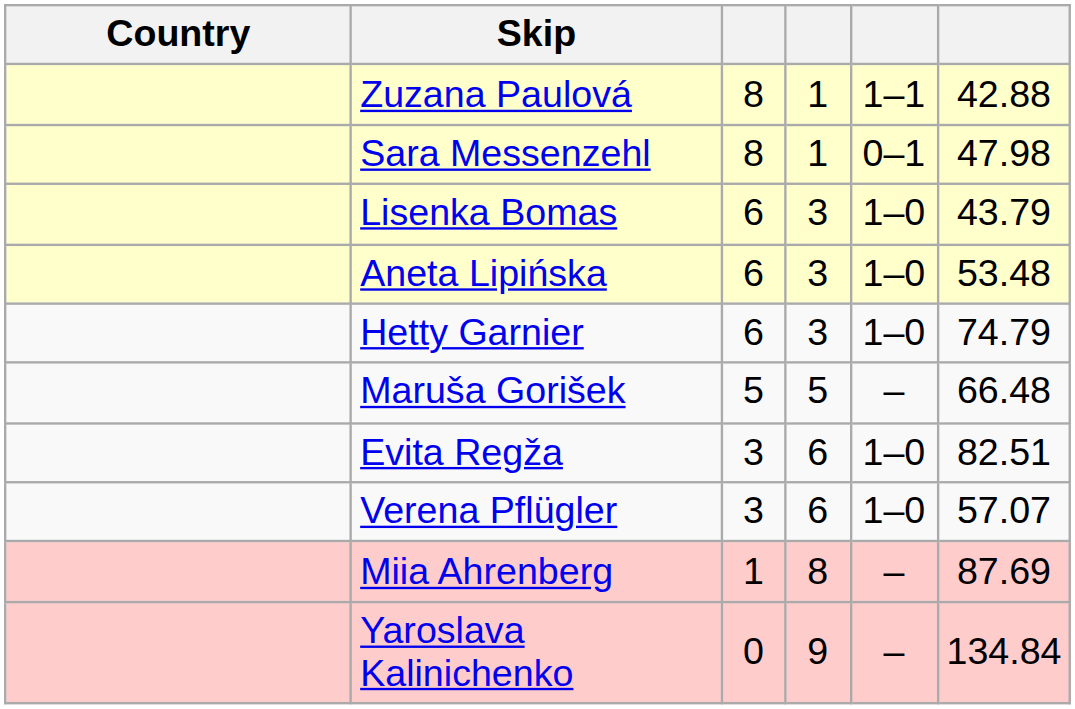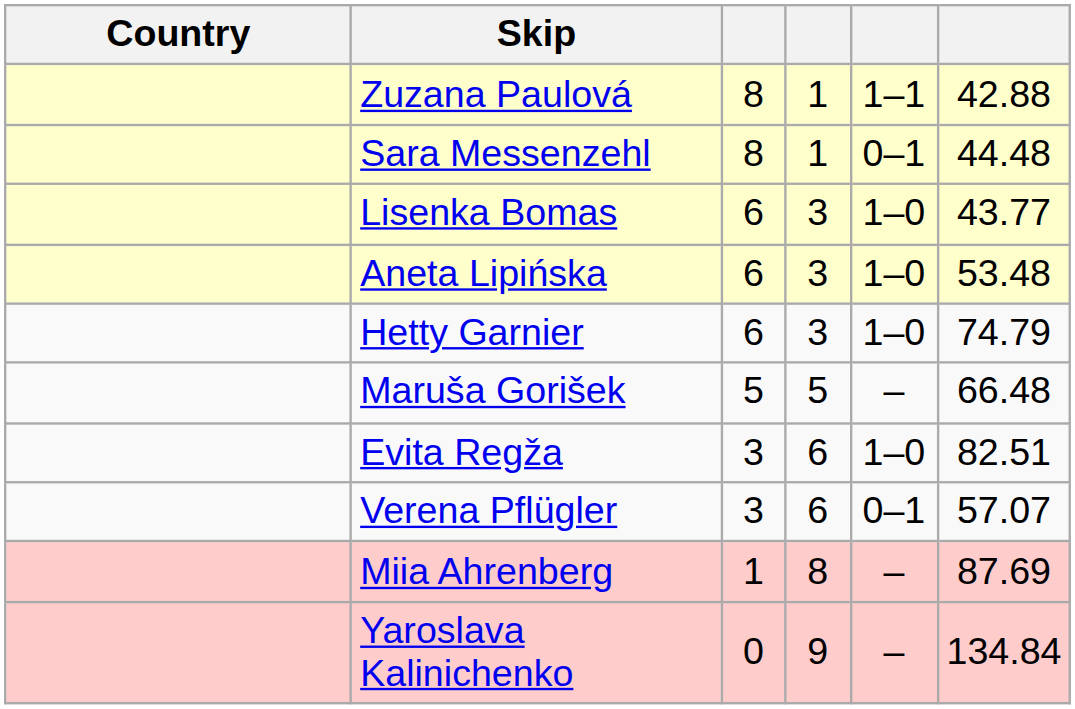(1004, 153) 47.98 -> (1004, 153) 44.48
(1004, 213) 43.79 -> (1004, 213) 43.77
(894, 511) 1–0 -> (894, 511) 0–1
